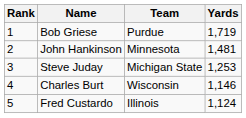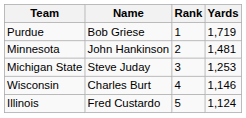columns swapped: (21, 14) <-> (165, 14)
